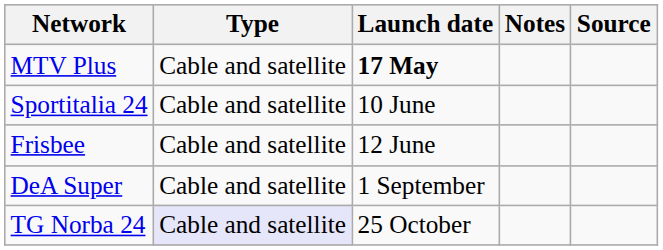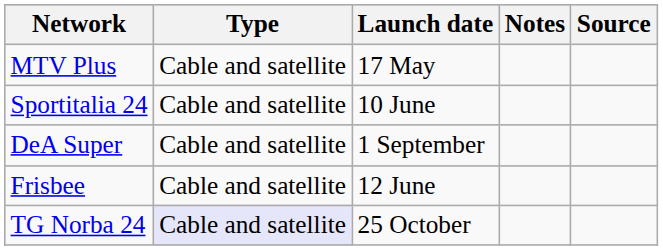(398, 64) bold -> (397, 64) normal
rows swapped: (48, 144) <-> (66, 184)
